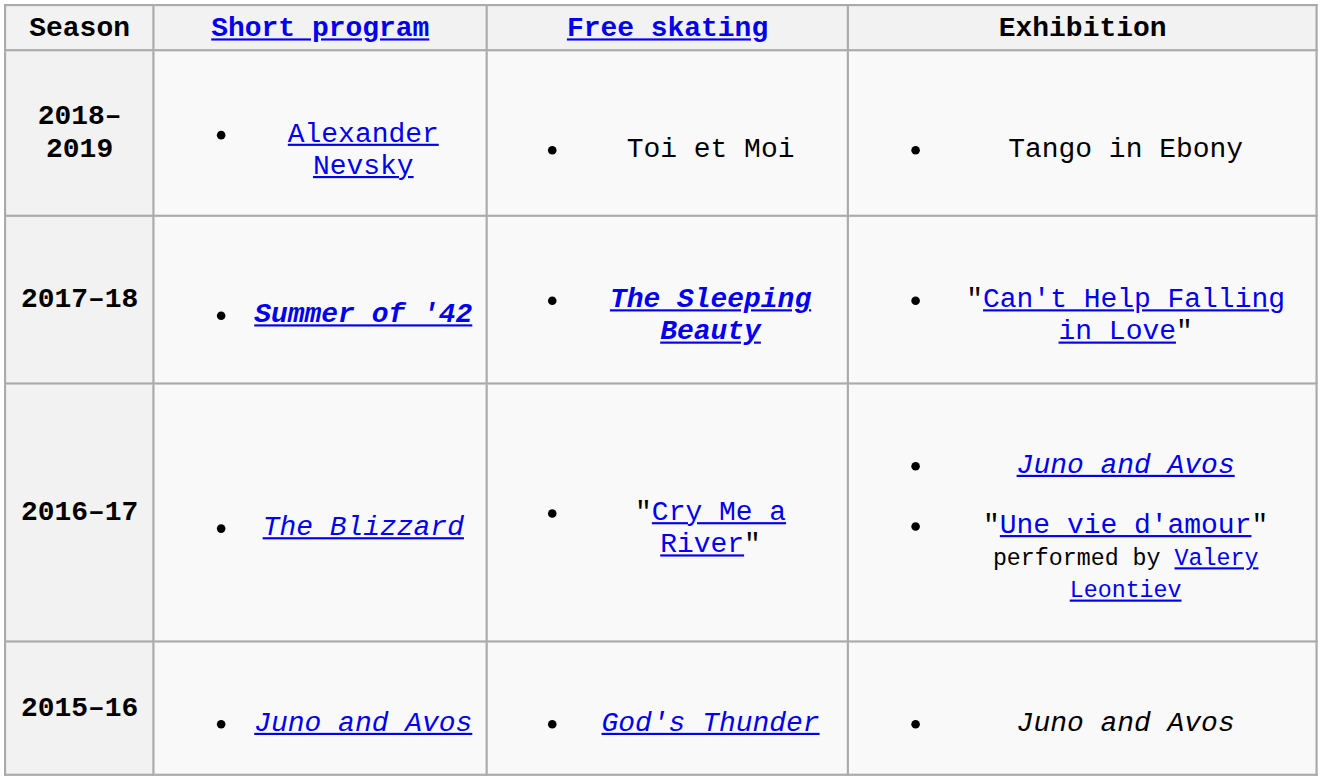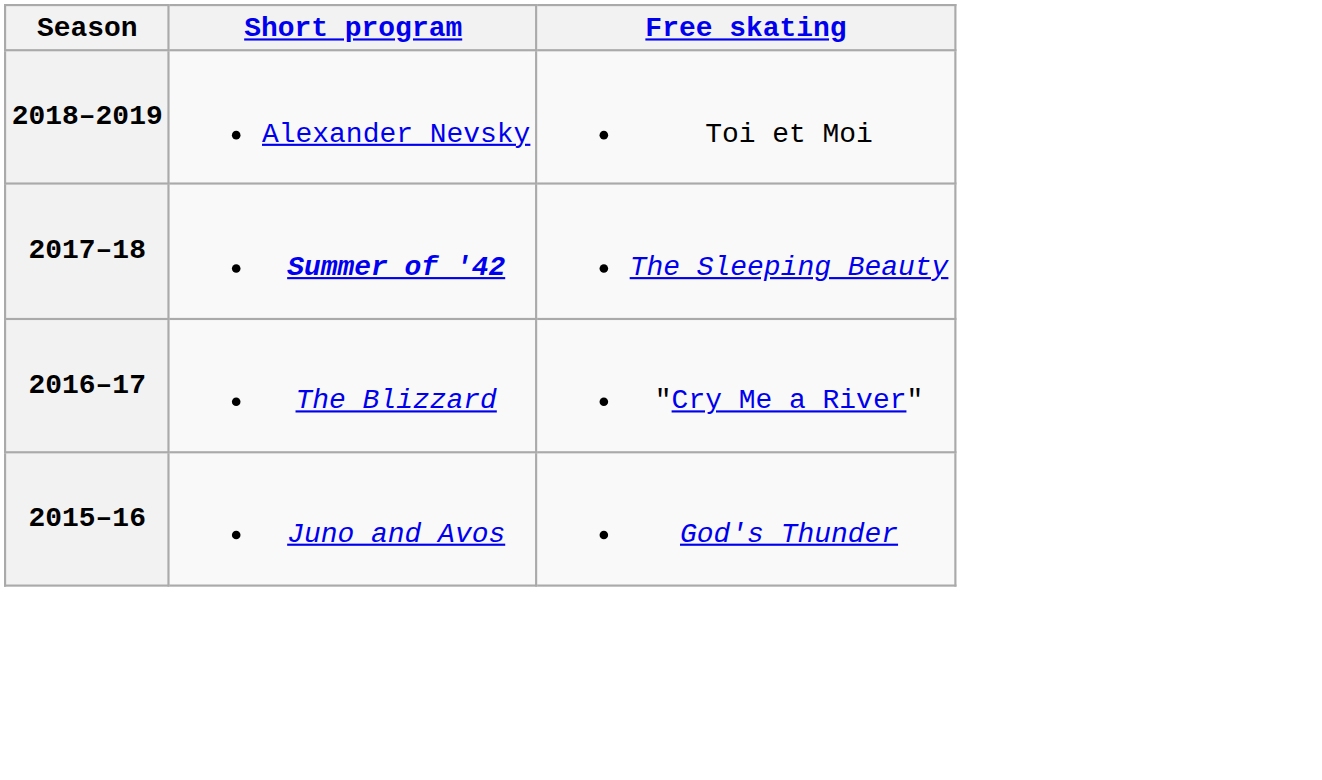- column: (1083, 28)
(668, 316) bold -> (746, 267) normal
